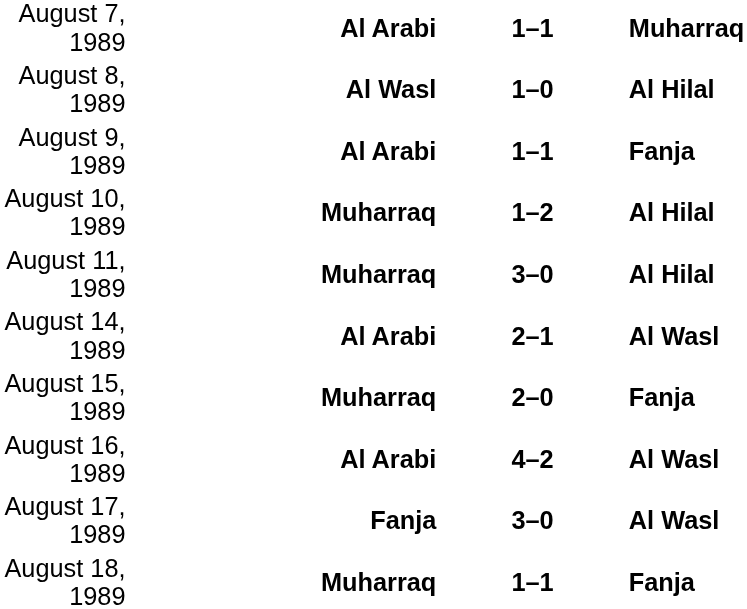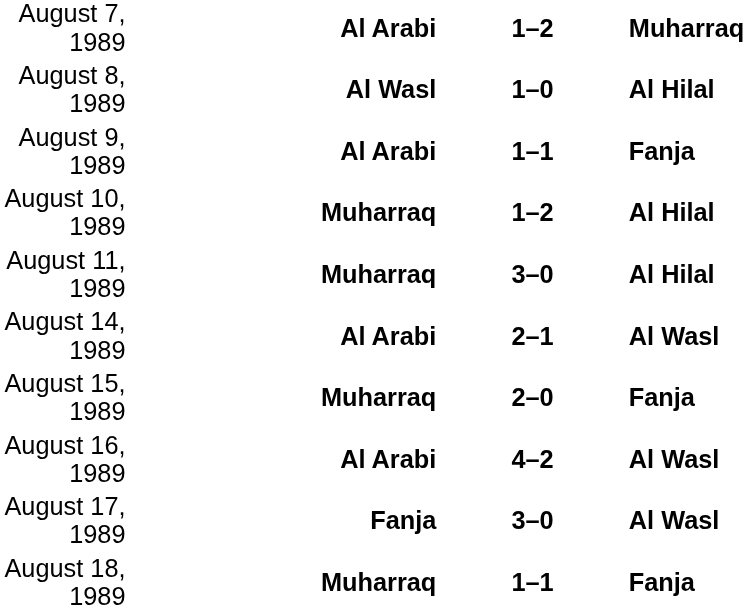(533, 28) 1–1 -> (533, 28) 1–2
